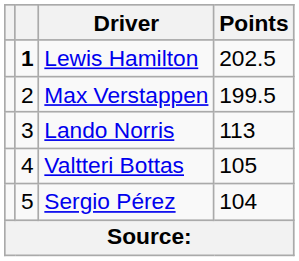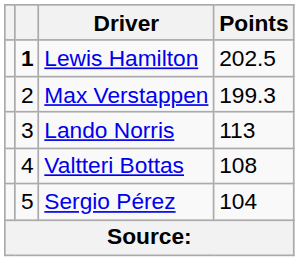(248, 94) 199.5 -> (248, 94) 199.3
(238, 166) 105 -> (238, 166) 108
